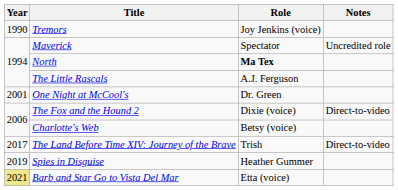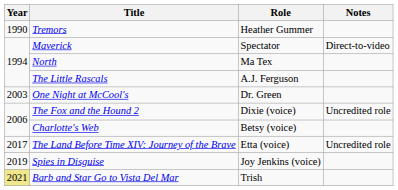(281, 29) Joy Jenkins (voice) -> (277, 29) Heather Gummer
(358, 45) Uncredited role -> (358, 45) Direct-to-video
(257, 62) bold -> (256, 62) normal
(17, 95) 2001 -> (17, 95) 2003
(358, 111) Direct-to-video -> (358, 111) Uncredited role
(251, 144) Trish -> (265, 144) Etta (voice)
(358, 144) Direct-to-video -> (358, 144) Uncredited role
(277, 161) Heather Gummer -> (281, 161) Joy Jenkins (voice)
(265, 177) Etta (voice) -> (251, 177) Trish
